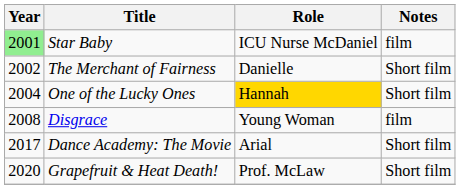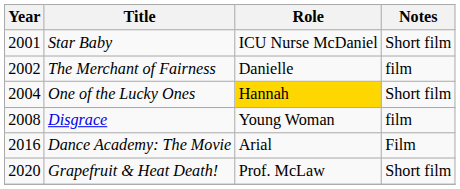(24, 42) lightgreen background -> (24, 42) no background
(399, 42) film -> (418, 42) Short film
(418, 68) Short film -> (399, 68) film
(24, 145) 2017 -> (24, 145) 2016
(418, 145) Short film -> (401, 145) Film
